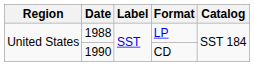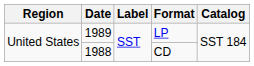(98, 33) 1988 -> (98, 33) 1989
(98, 52) 1990 -> (98, 52) 1988
